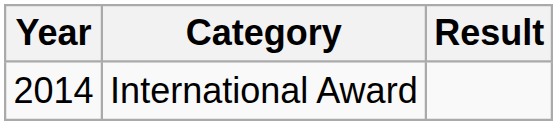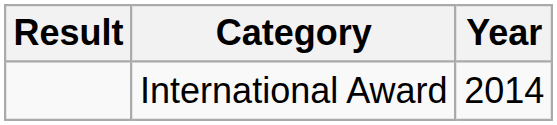columns swapped: (53, 33) <-> (489, 33)
